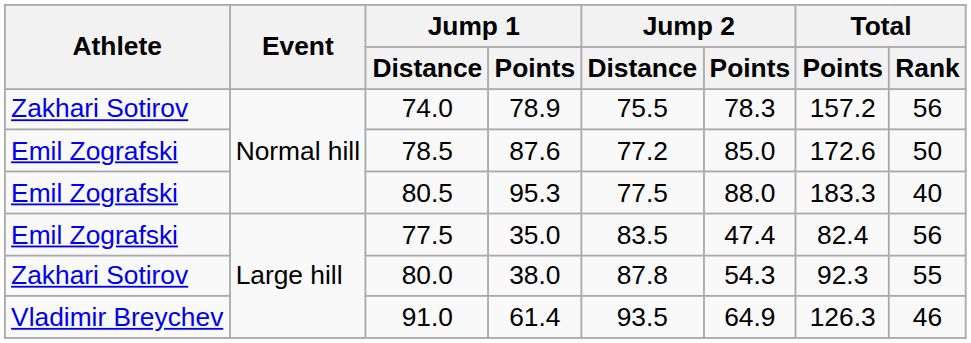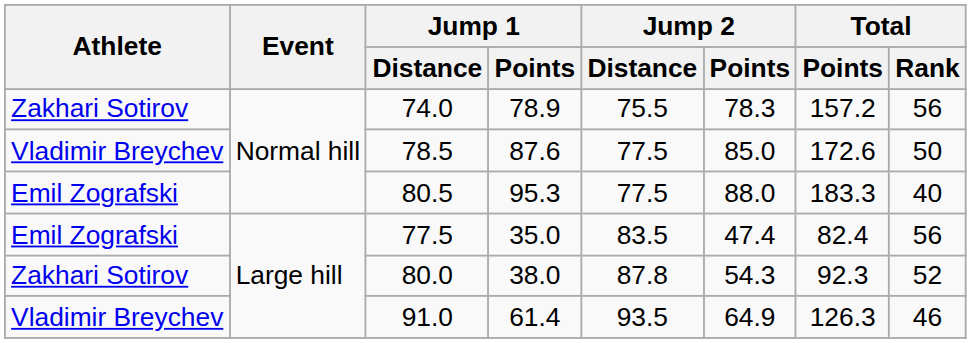(95, 151) Emil Zografski -> (117, 151) Vladimir Breychev
(642, 151) 77.2 -> (642, 151) 77.5
(927, 276) 55 -> (927, 276) 52
